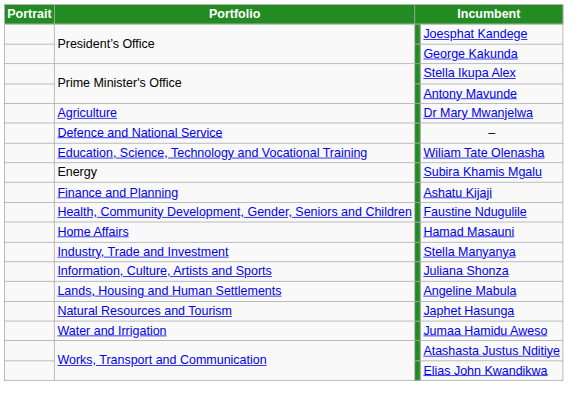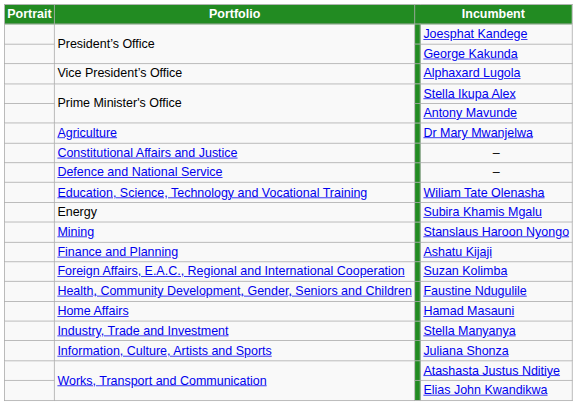+ row: (120, 73)
+ row: (147, 152)
+ row: (76, 232)
+ row: (231, 271)
- row: (169, 291)
- row: (145, 311)
- row: (112, 331)
